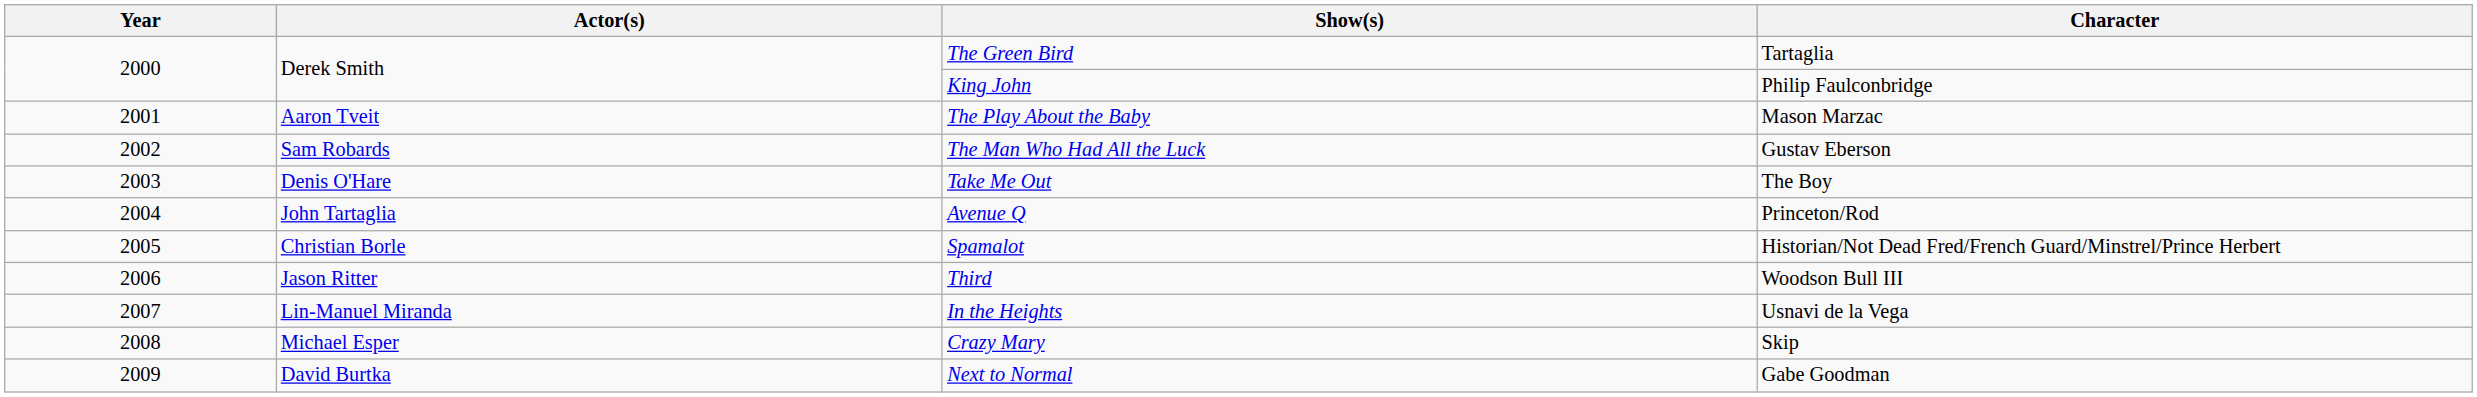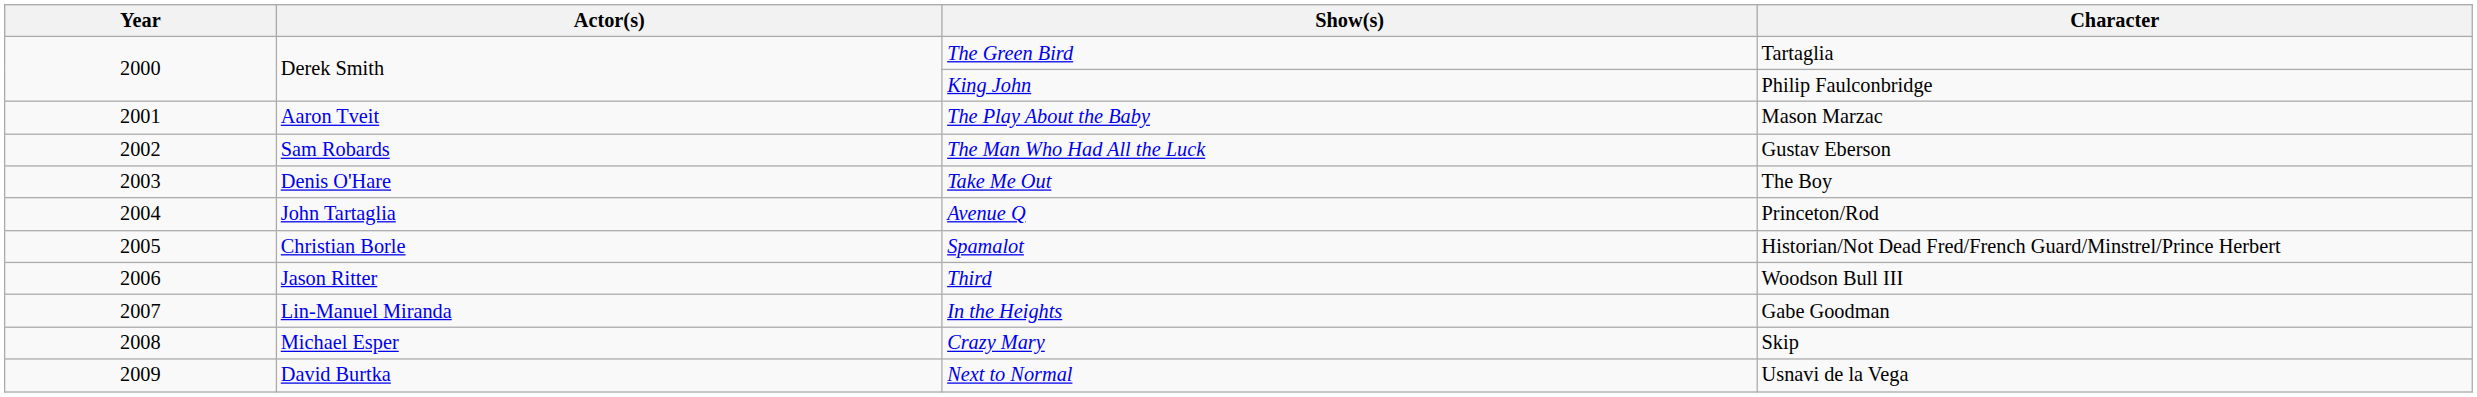(1835, 310) Usnavi de la Vega -> (1826, 310) Gabe Goodman
(1826, 375) Gabe Goodman -> (1835, 375) Usnavi de la Vega
